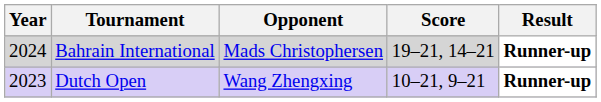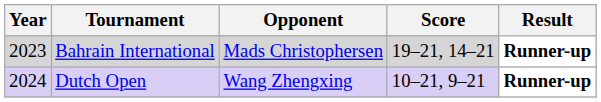(28, 51) 2024 -> (28, 51) 2023
(28, 82) 2023 -> (28, 82) 2024
